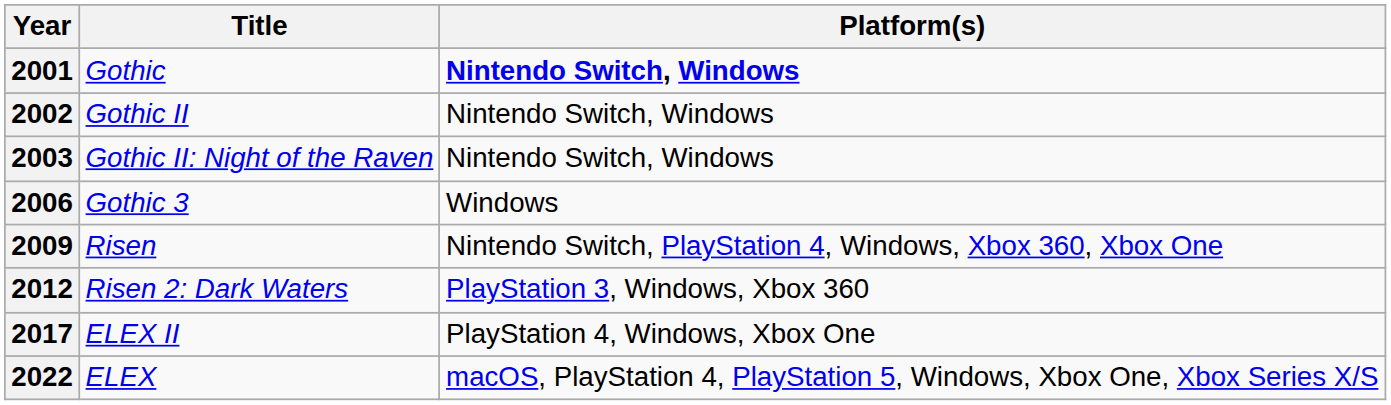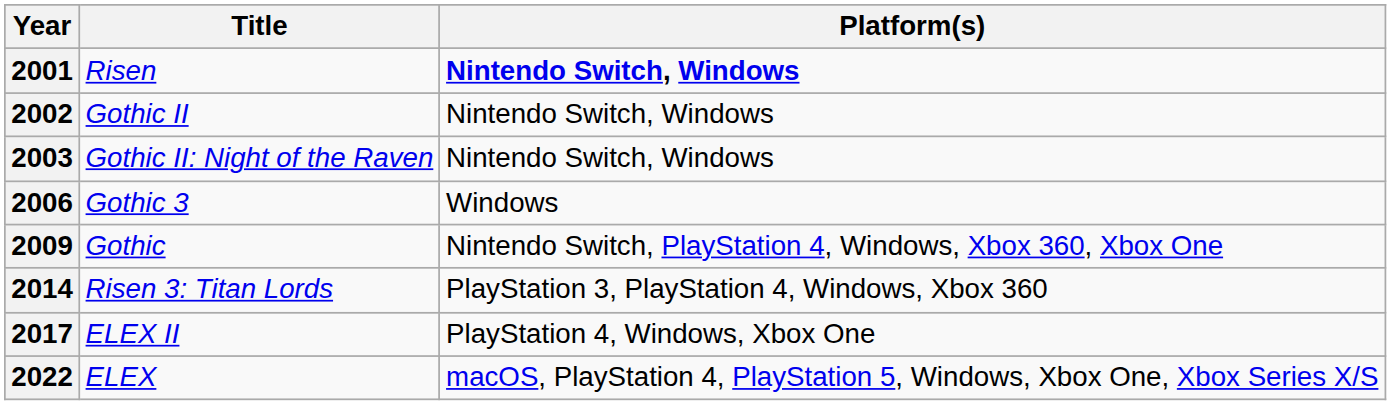(126, 70) Gothic -> (121, 70) Risen
(121, 245) Risen -> (126, 245) Gothic
- row: (42, 289)
+ row: (42, 289)
